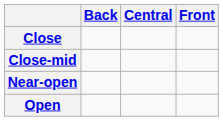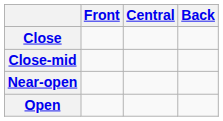columns swapped: (197, 15) <-> (101, 15)
